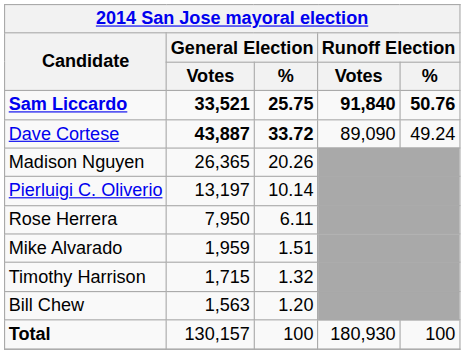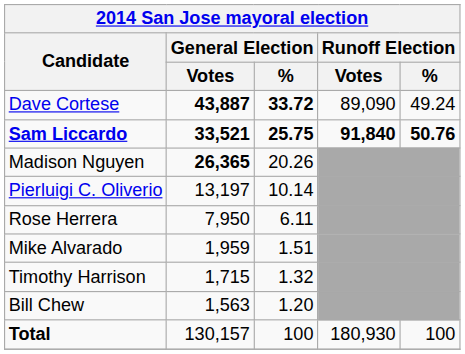rows swapped: (68, 104) <-> (64, 133)
(222, 162) normal -> (222, 162) bold
